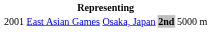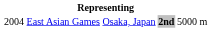(14, 21) 2001 -> (14, 21) 2004
